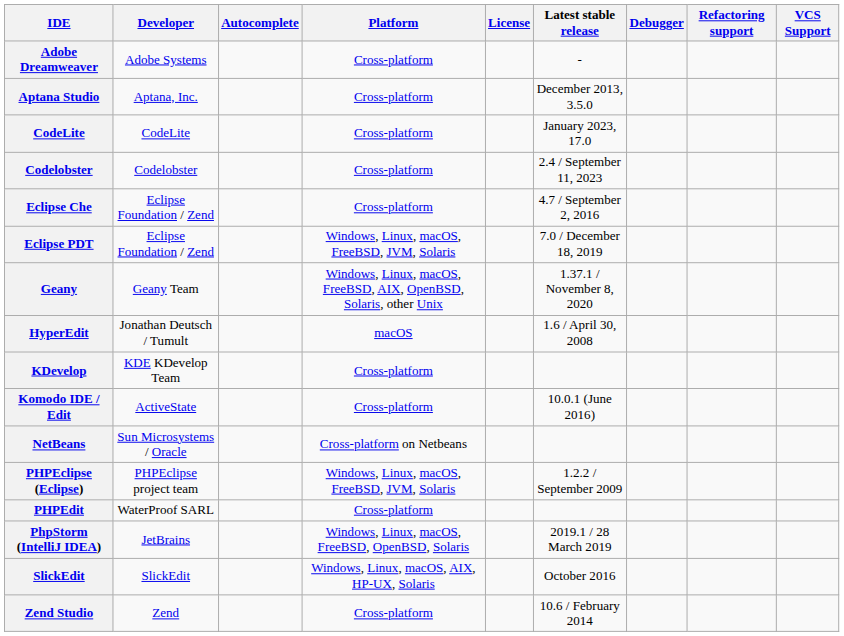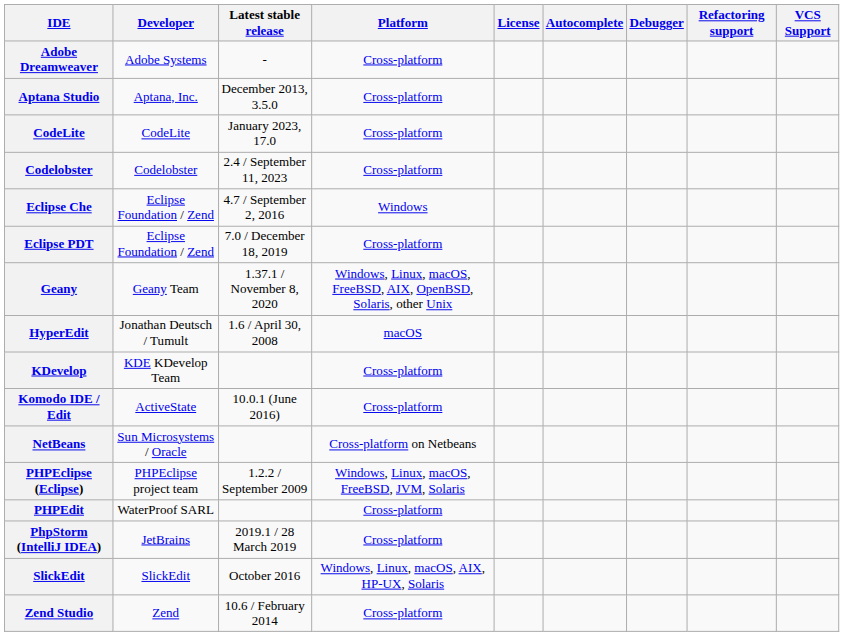columns swapped: (580, 22) <-> (260, 22)
(393, 207) Cross-platform -> (403, 207) Windows
(393, 243) Windows, Linux, macOS, FreeBSD, JVM, Solaris -> (403, 243) Cross-platform
(393, 539) Windows, Linux, macOS, FreeBSD, OpenBSD, Solaris -> (403, 539) Cross-platform
